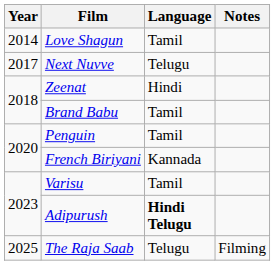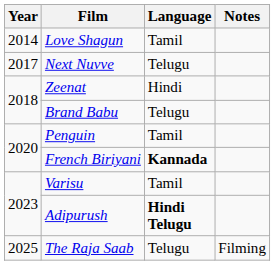(165, 111) Tamil -> (169, 111) Telugu
(175, 159) normal -> (177, 159) bold
